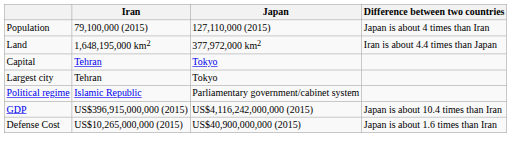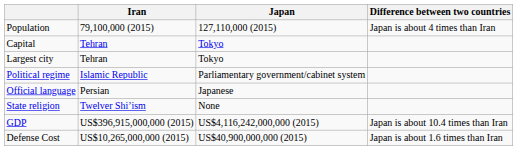- row: (17, 45)
+ row: (41, 91)
+ row: (33, 106)
